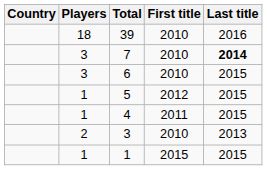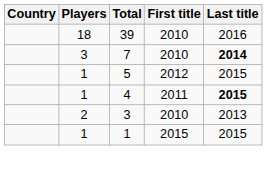- row: (127, 74)
(233, 114) normal -> (233, 94) bold
